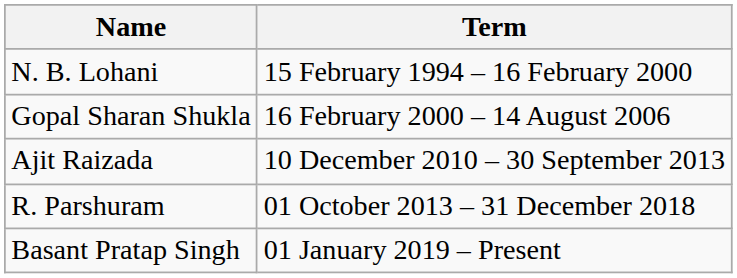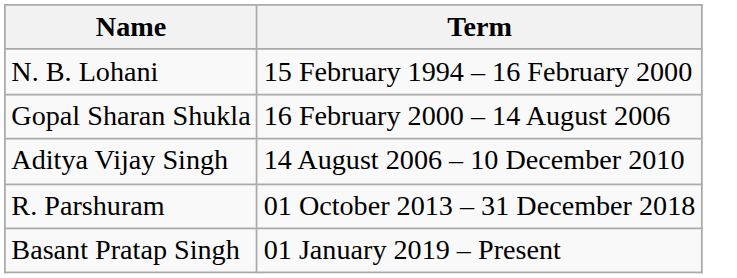+ row: (120, 160)
- row: (82, 160)
